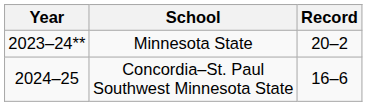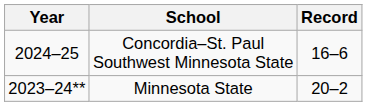rows swapped: (193, 43) <-> (193, 79)
